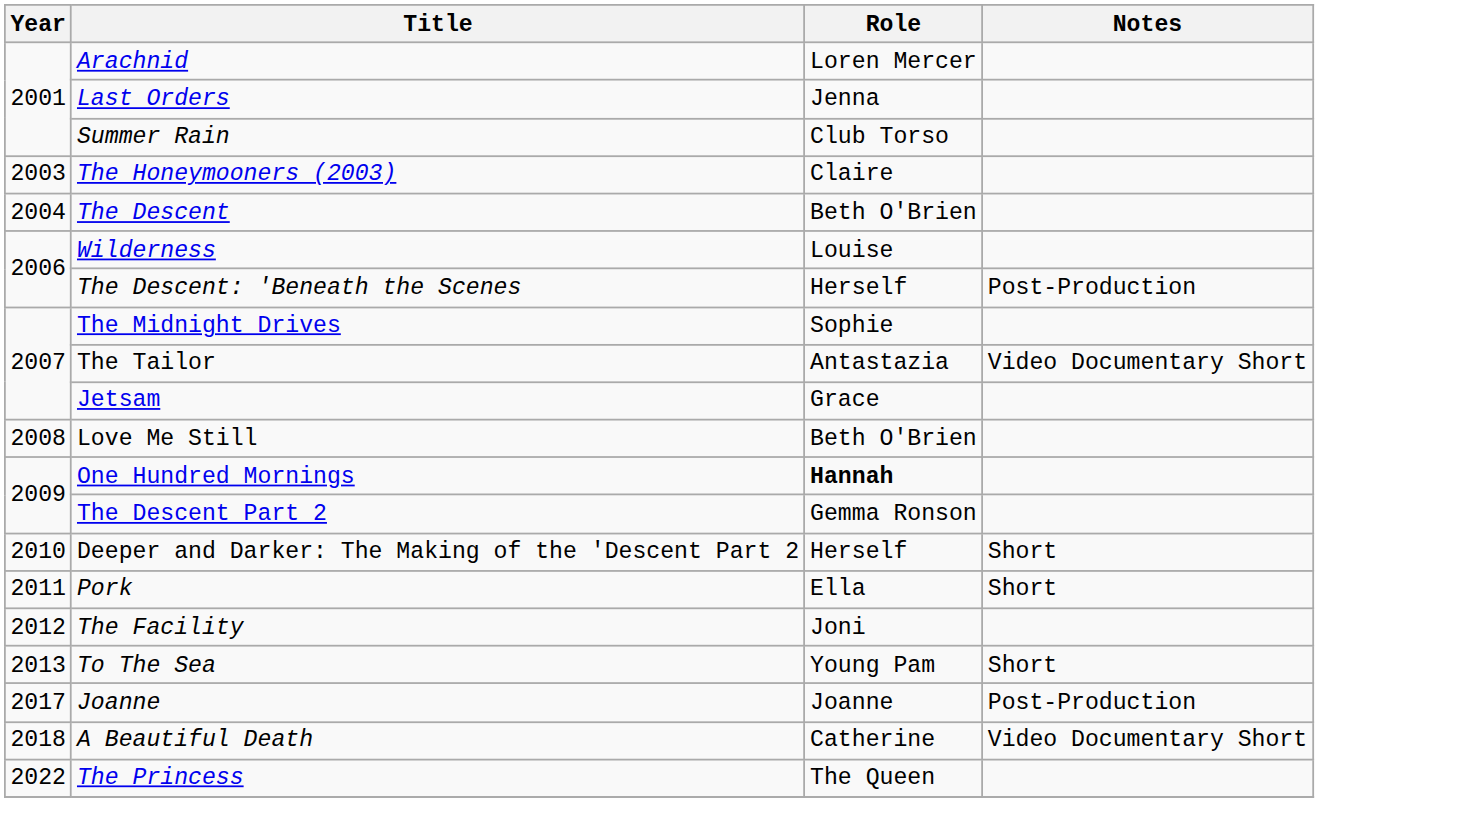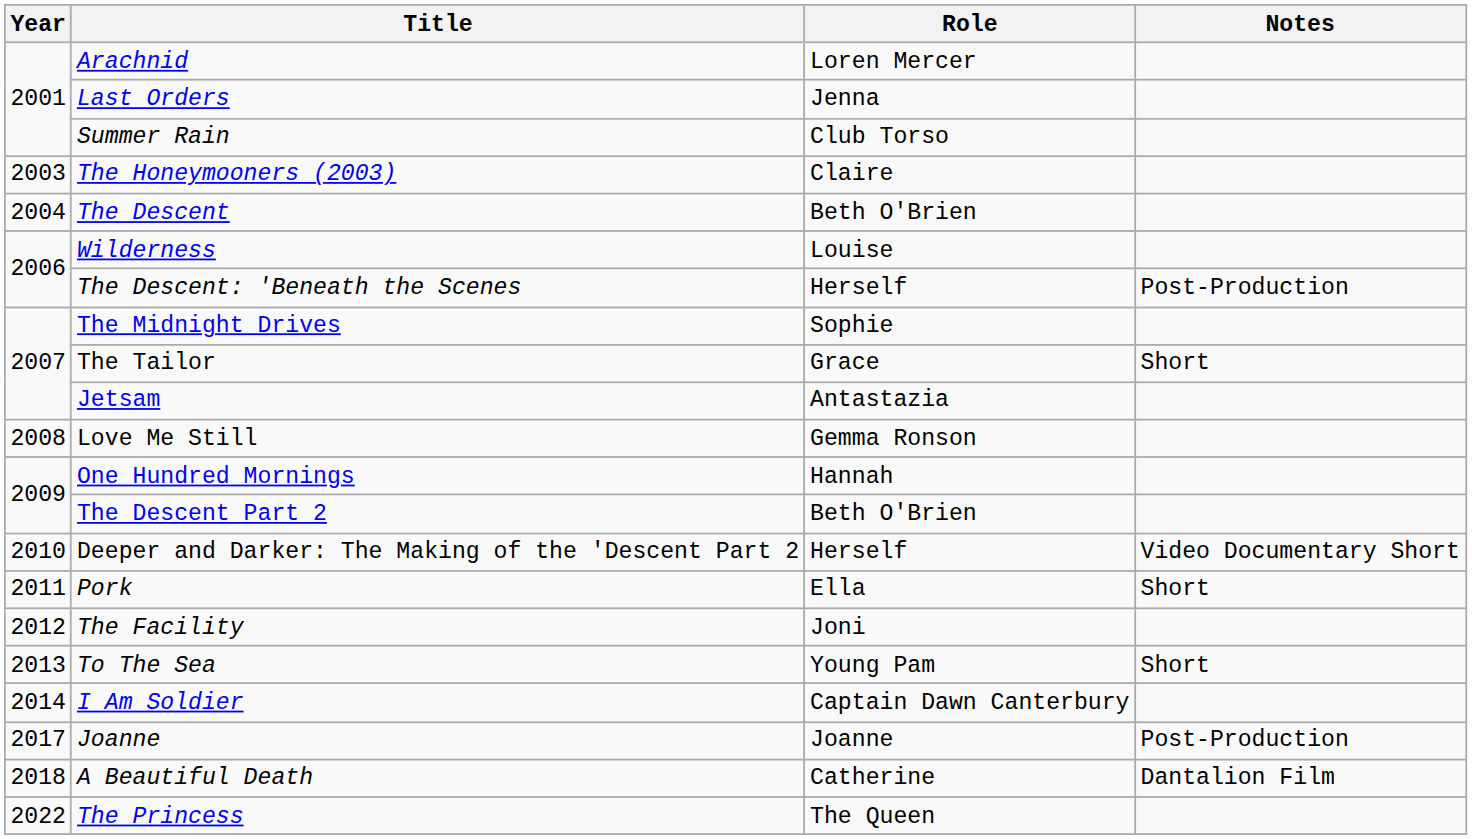(880, 363) Antastazia -> (845, 363) Grace
(1147, 363) Video Documentary Short -> (1175, 363) Short
(845, 401) Grace -> (880, 401) Antastazia
(893, 439) Beth O'Brien -> (893, 439) Gemma Ronson
(852, 476) bold -> (852, 476) normal
(893, 514) Gemma Ronson -> (893, 514) Beth O'Brien
(1022, 552) Short -> (1300, 552) Video Documentary Short
+ row: (160, 703)
(1147, 740) Video Documentary Short -> (1238, 778) Dantalion Film
